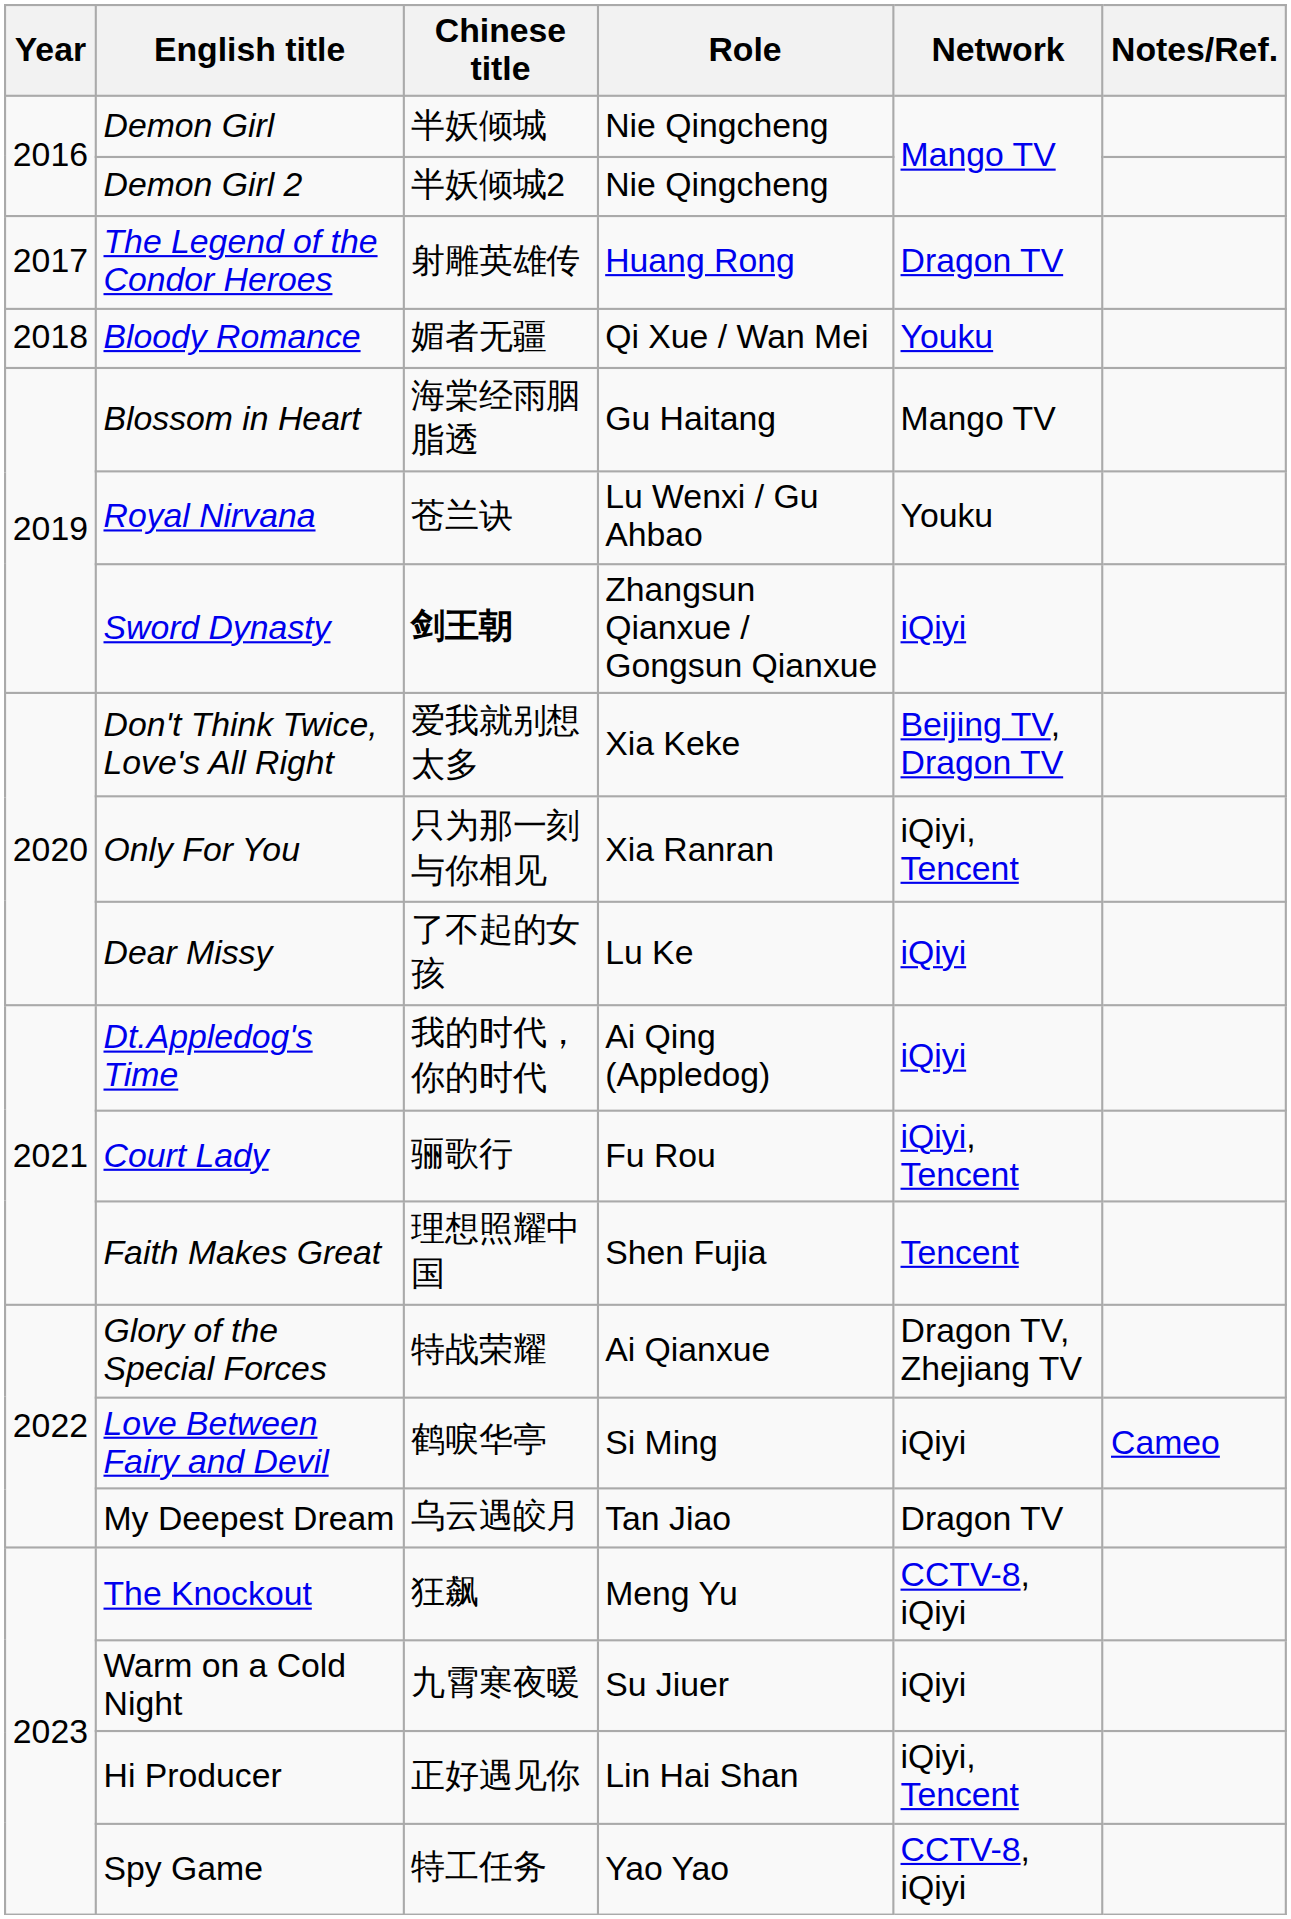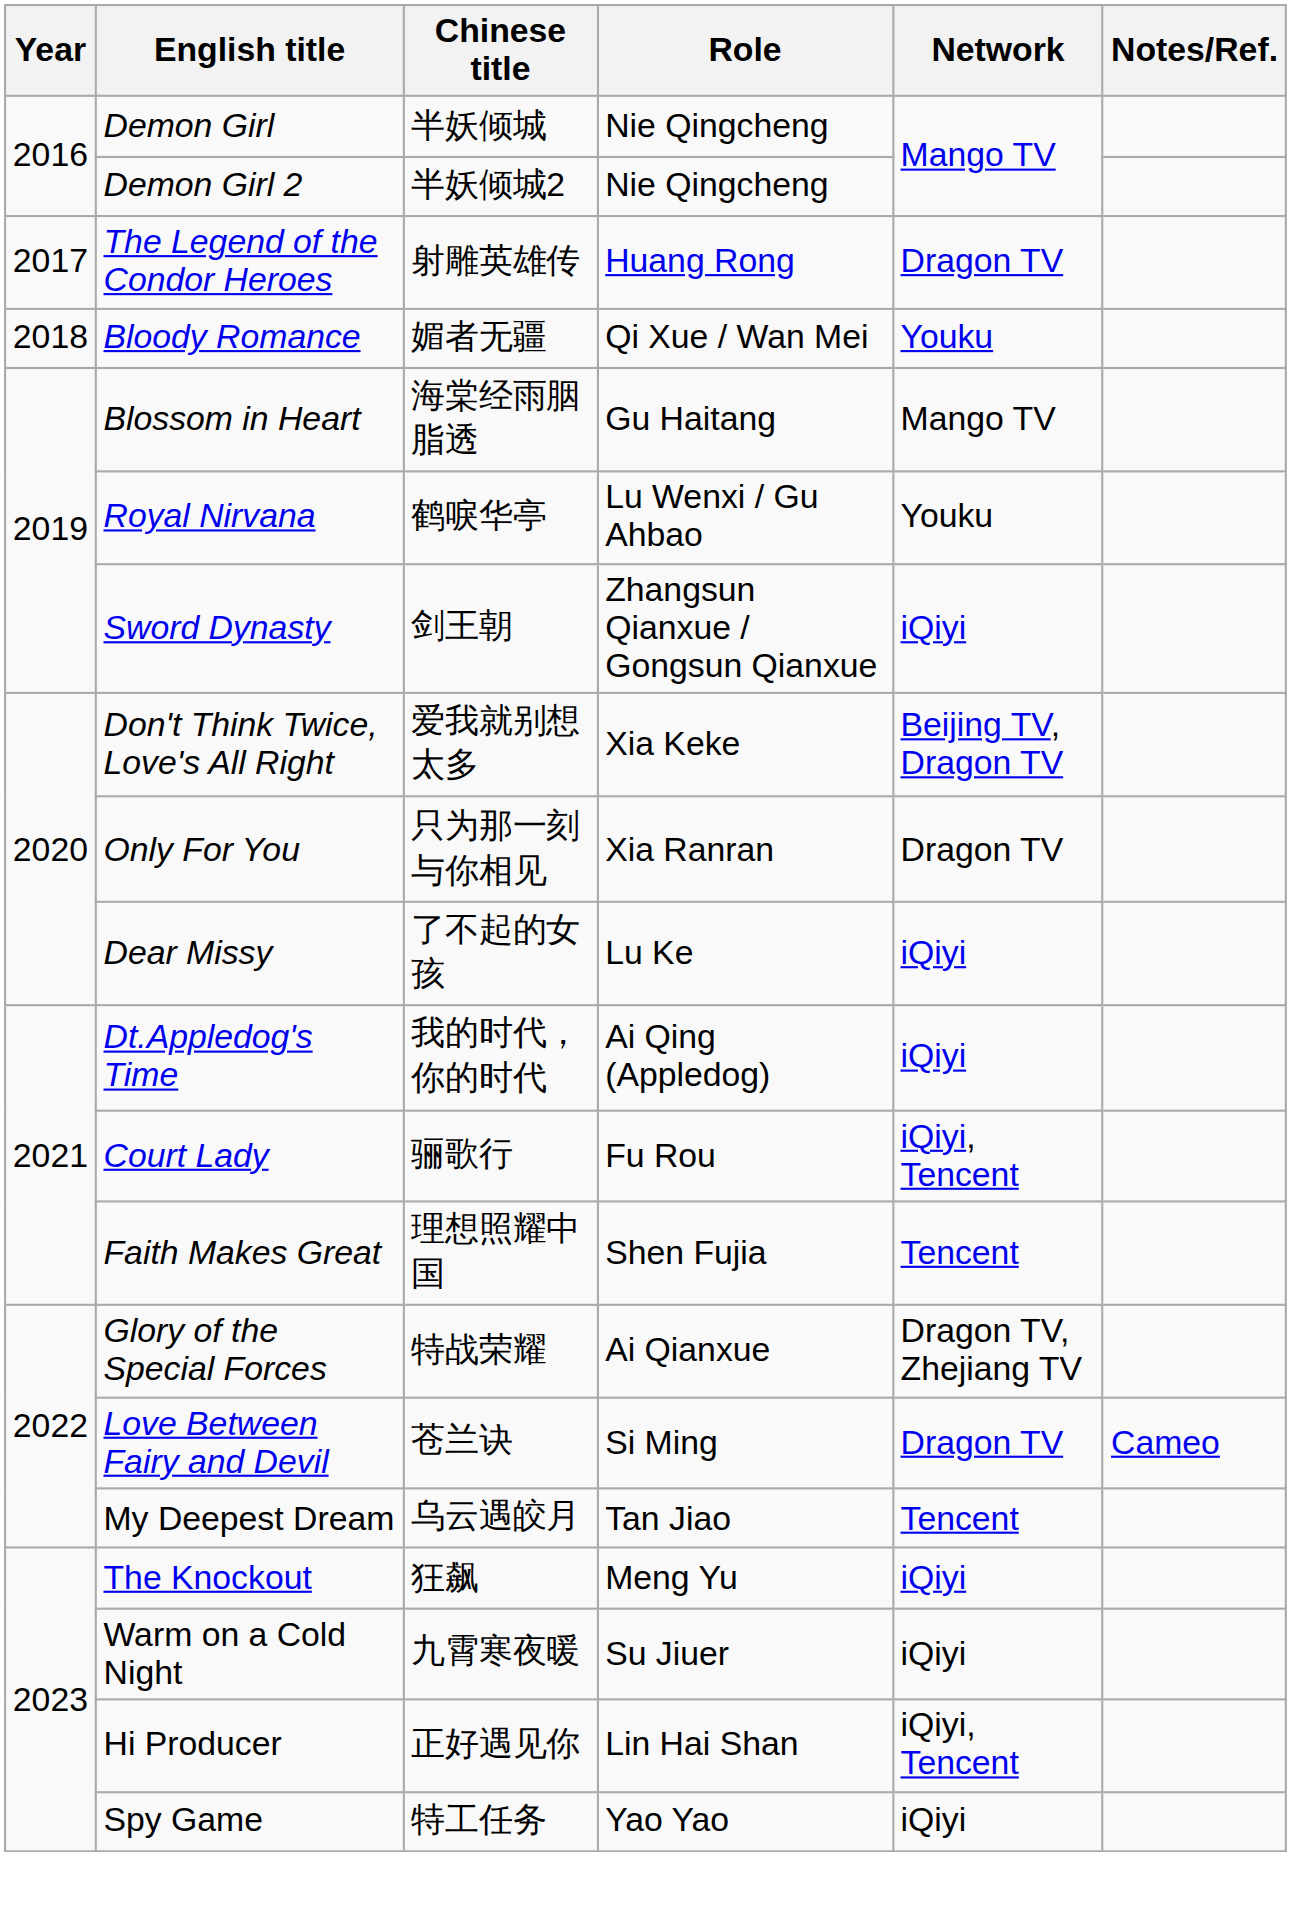(462, 516) 苍兰诀 -> (479, 516) 鹤唳华亭
(462, 626) bold -> (462, 626) normal
(960, 848) iQiyi, Tencent -> (982, 848) Dragon TV
(479, 1441) 鹤唳华亭 -> (462, 1441) 苍兰诀
(933, 1442) iQiyi -> (982, 1442) Dragon TV
(982, 1517) Dragon TV -> (960, 1517) Tencent
(965, 1593) CCTV-8, iQiyi -> (933, 1577) iQiyi
(965, 1868) CCTV-8, iQiyi -> (933, 1820) iQiyi
